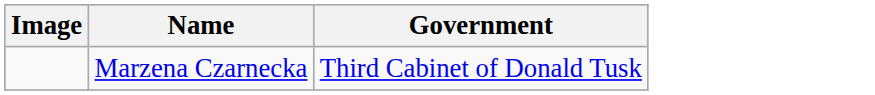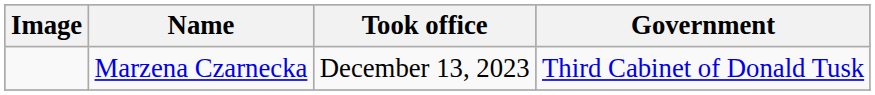+ column: (425, 25)
